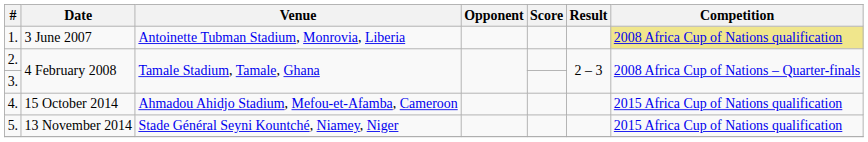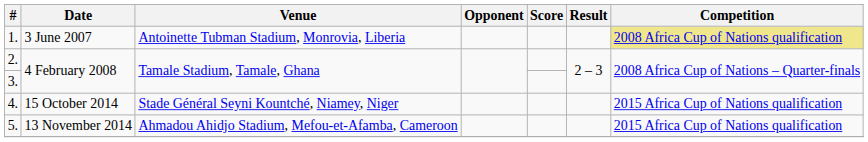(298, 103) Ahmadou Ahidjo Stadium, Mefou-et-Afamba, Cameroon -> (268, 103) Stade Général Seyni Kountché, Niamey, Niger
(268, 125) Stade Général Seyni Kountché, Niamey, Niger -> (298, 125) Ahmadou Ahidjo Stadium, Mefou-et-Afamba, Cameroon
